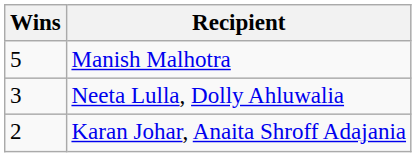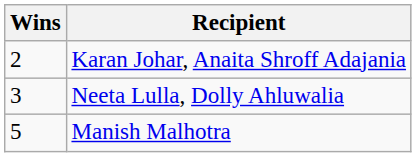rows swapped: (151, 59) <-> (239, 132)
